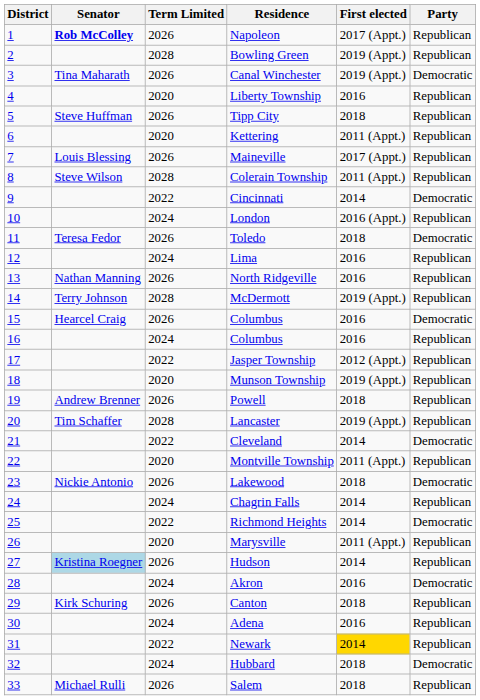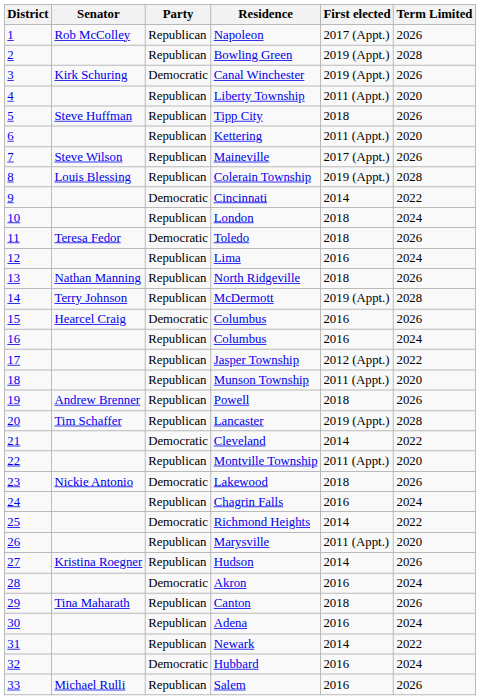columns swapped: (443, 14) <-> (186, 14)
(94, 34) bold -> (92, 34) normal
(92, 75) Tina Maharath -> (91, 75) Kirk Schuring
(353, 95) 2016 -> (356, 95) 2011 (Appt.)
(93, 156) Louis Blessing -> (88, 156) Steve Wilson
(88, 177) Steve Wilson -> (93, 177) Louis Blessing
(373, 177) 2011 (Appt.) -> (356, 177) 2019 (Appt.)
(373, 217) 2016 (Appt.) -> (336, 217) 2018
(353, 278) 2016 -> (336, 278) 2018
(373, 380) 2019 (Appt.) -> (356, 380) 2011 (Appt.)
(353, 501) 2014 -> (336, 501) 2016
(98, 562) lightblue background -> (98, 562) no background
(91, 603) Kirk Schuring -> (92, 603) Tina Maharath
(353, 643) gold background -> (336, 643) no background
(353, 664) 2018 -> (336, 664) 2016
(353, 684) 2018 -> (336, 684) 2016
